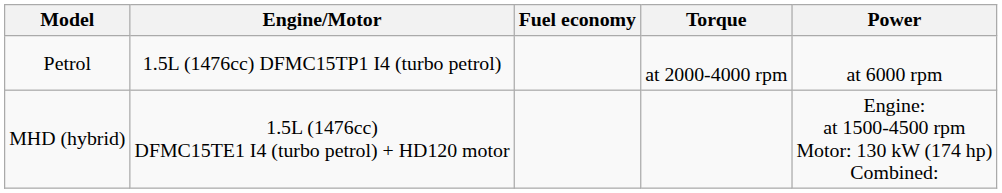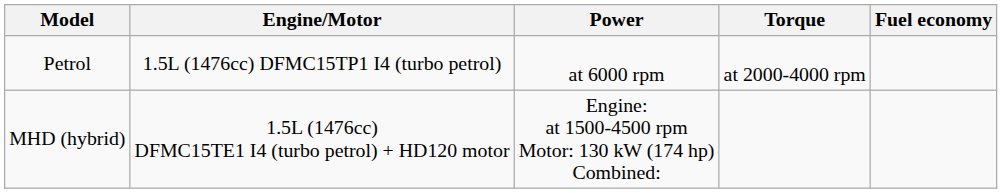columns swapped: (894, 20) <-> (577, 20)
